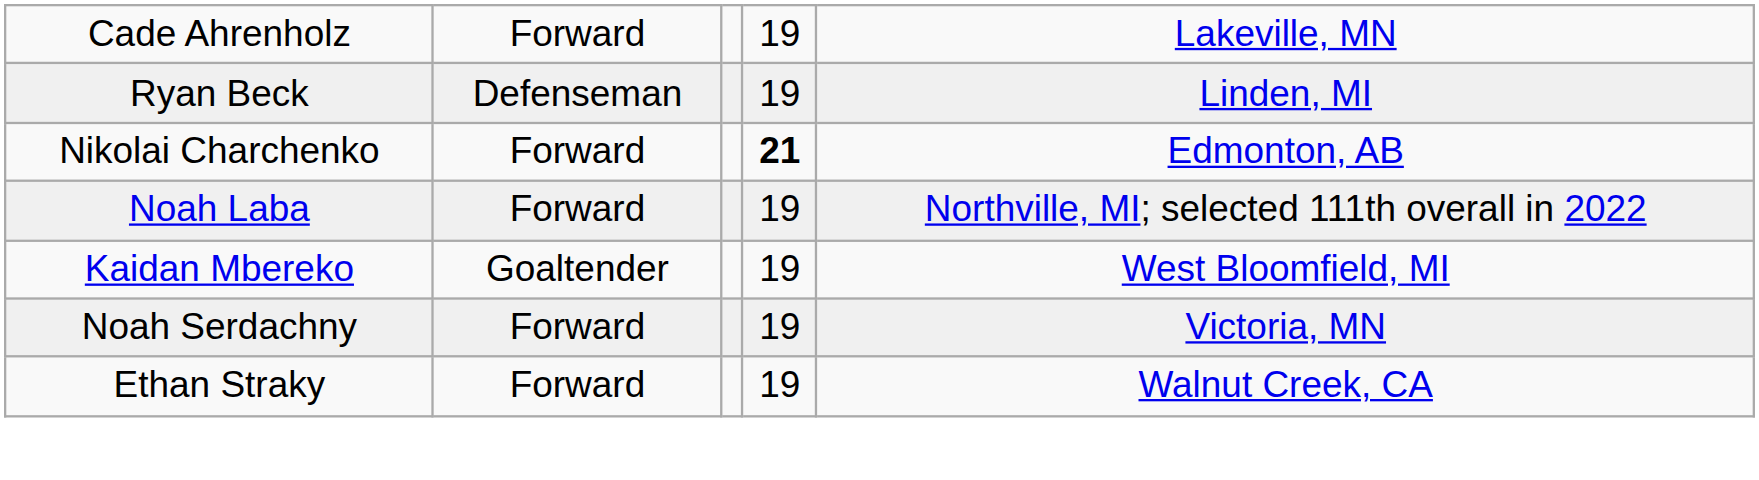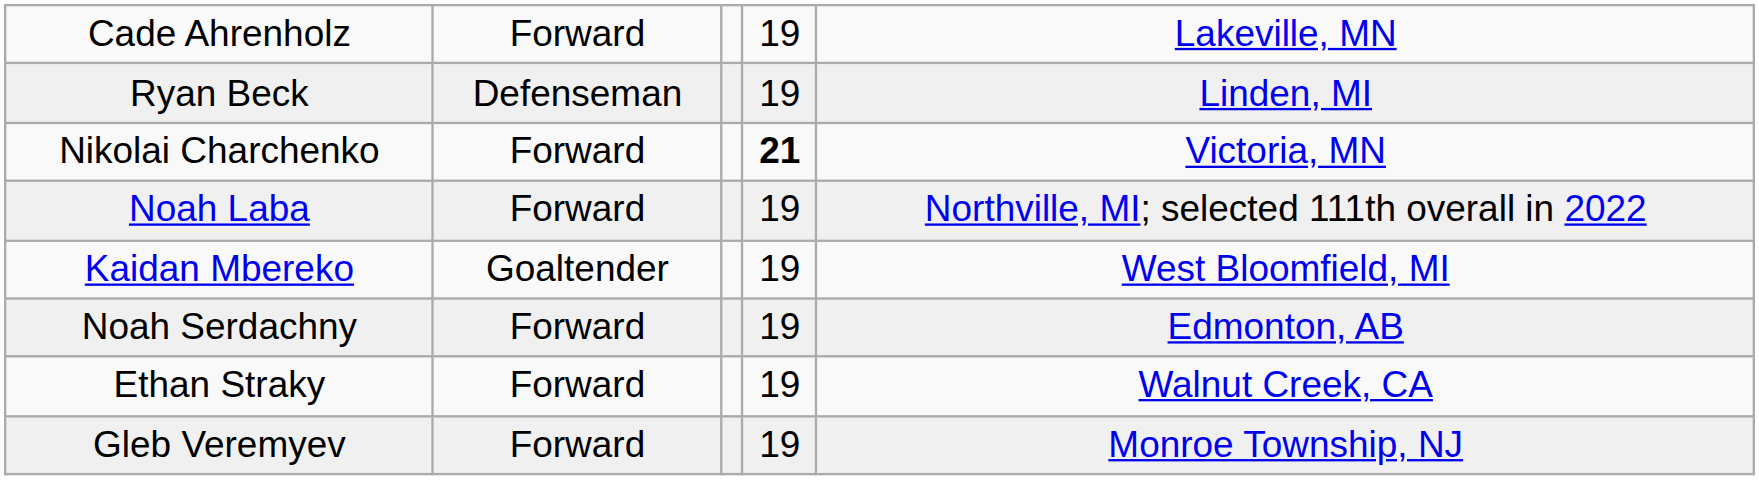(1286, 151) Edmonton, AB -> (1286, 151) Victoria, MN
(1286, 326) Victoria, MN -> (1286, 326) Edmonton, AB
+ row: (219, 444)
